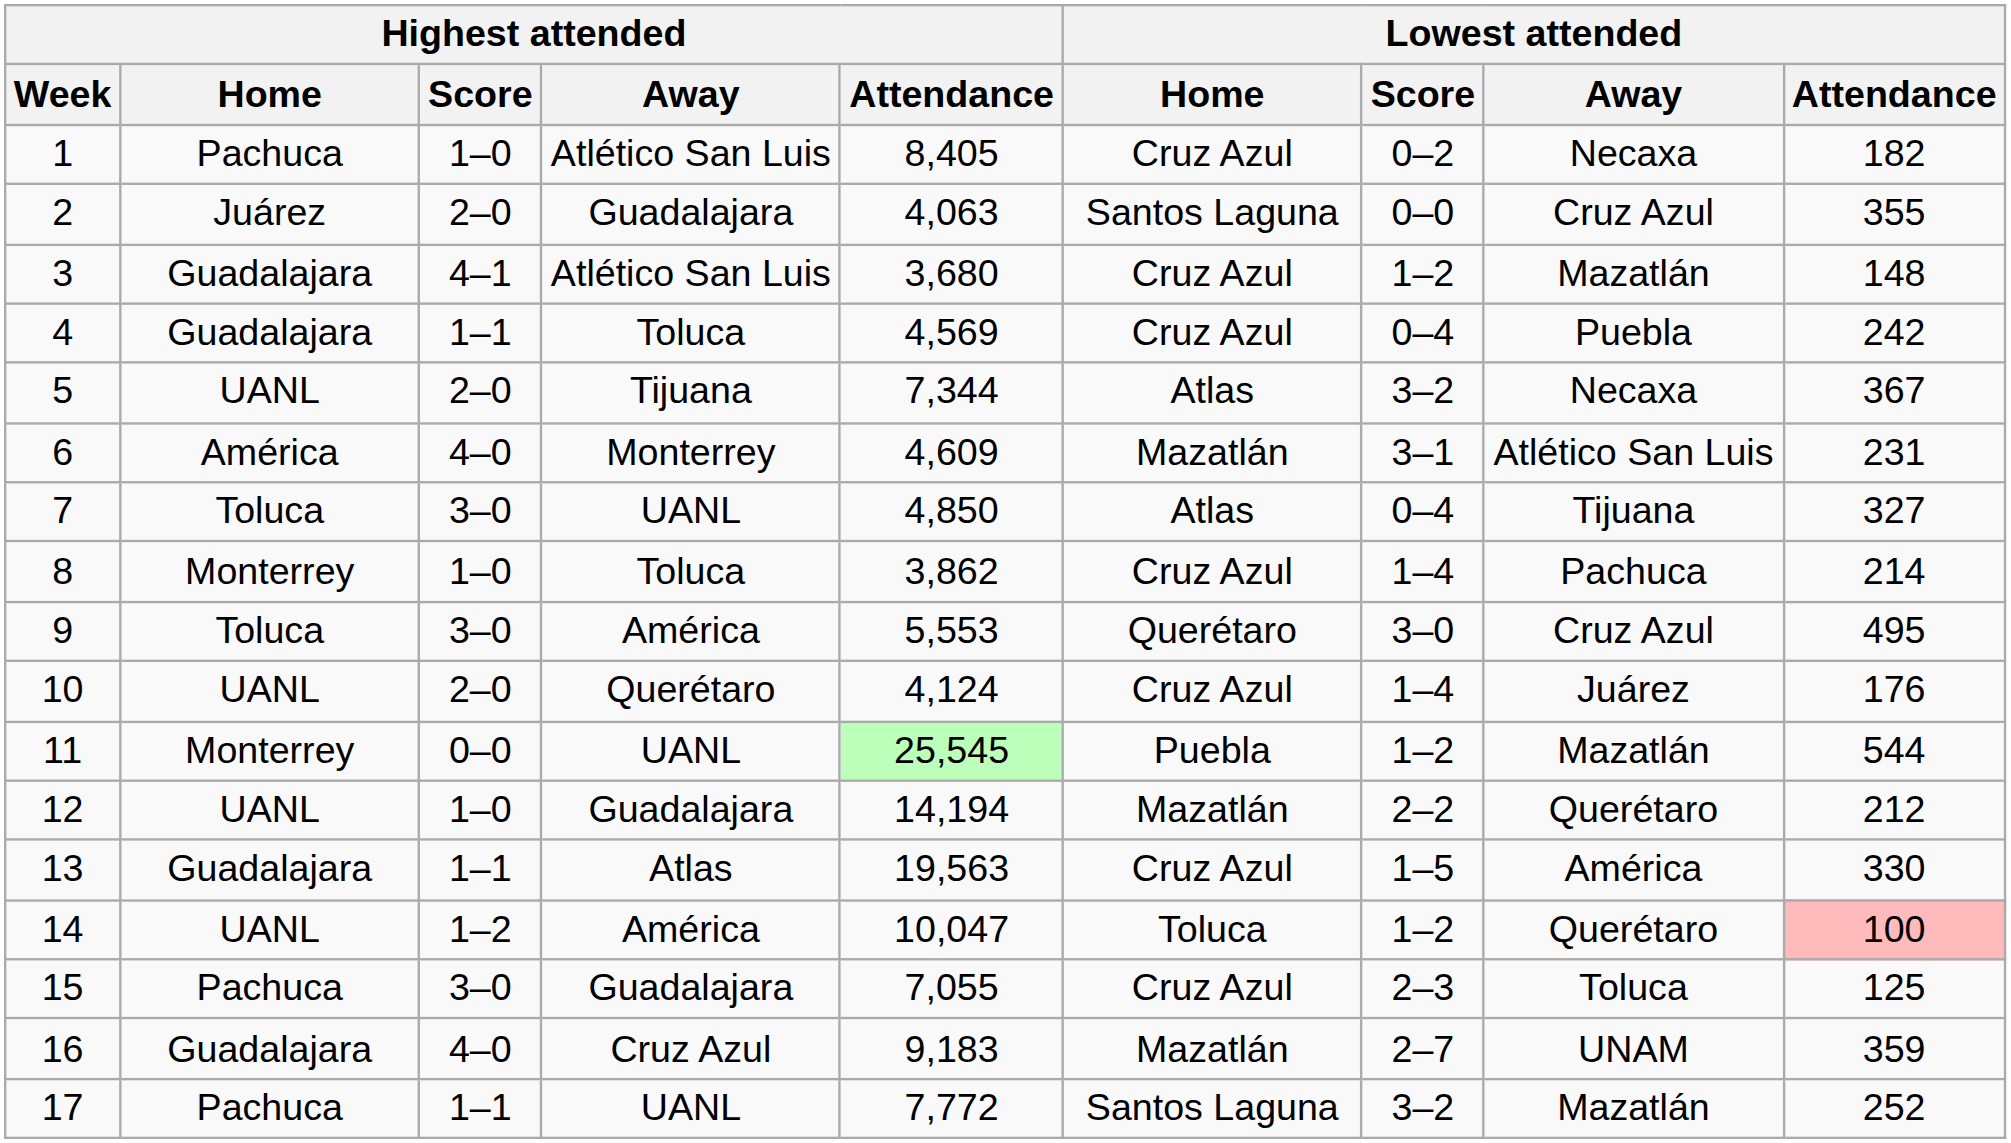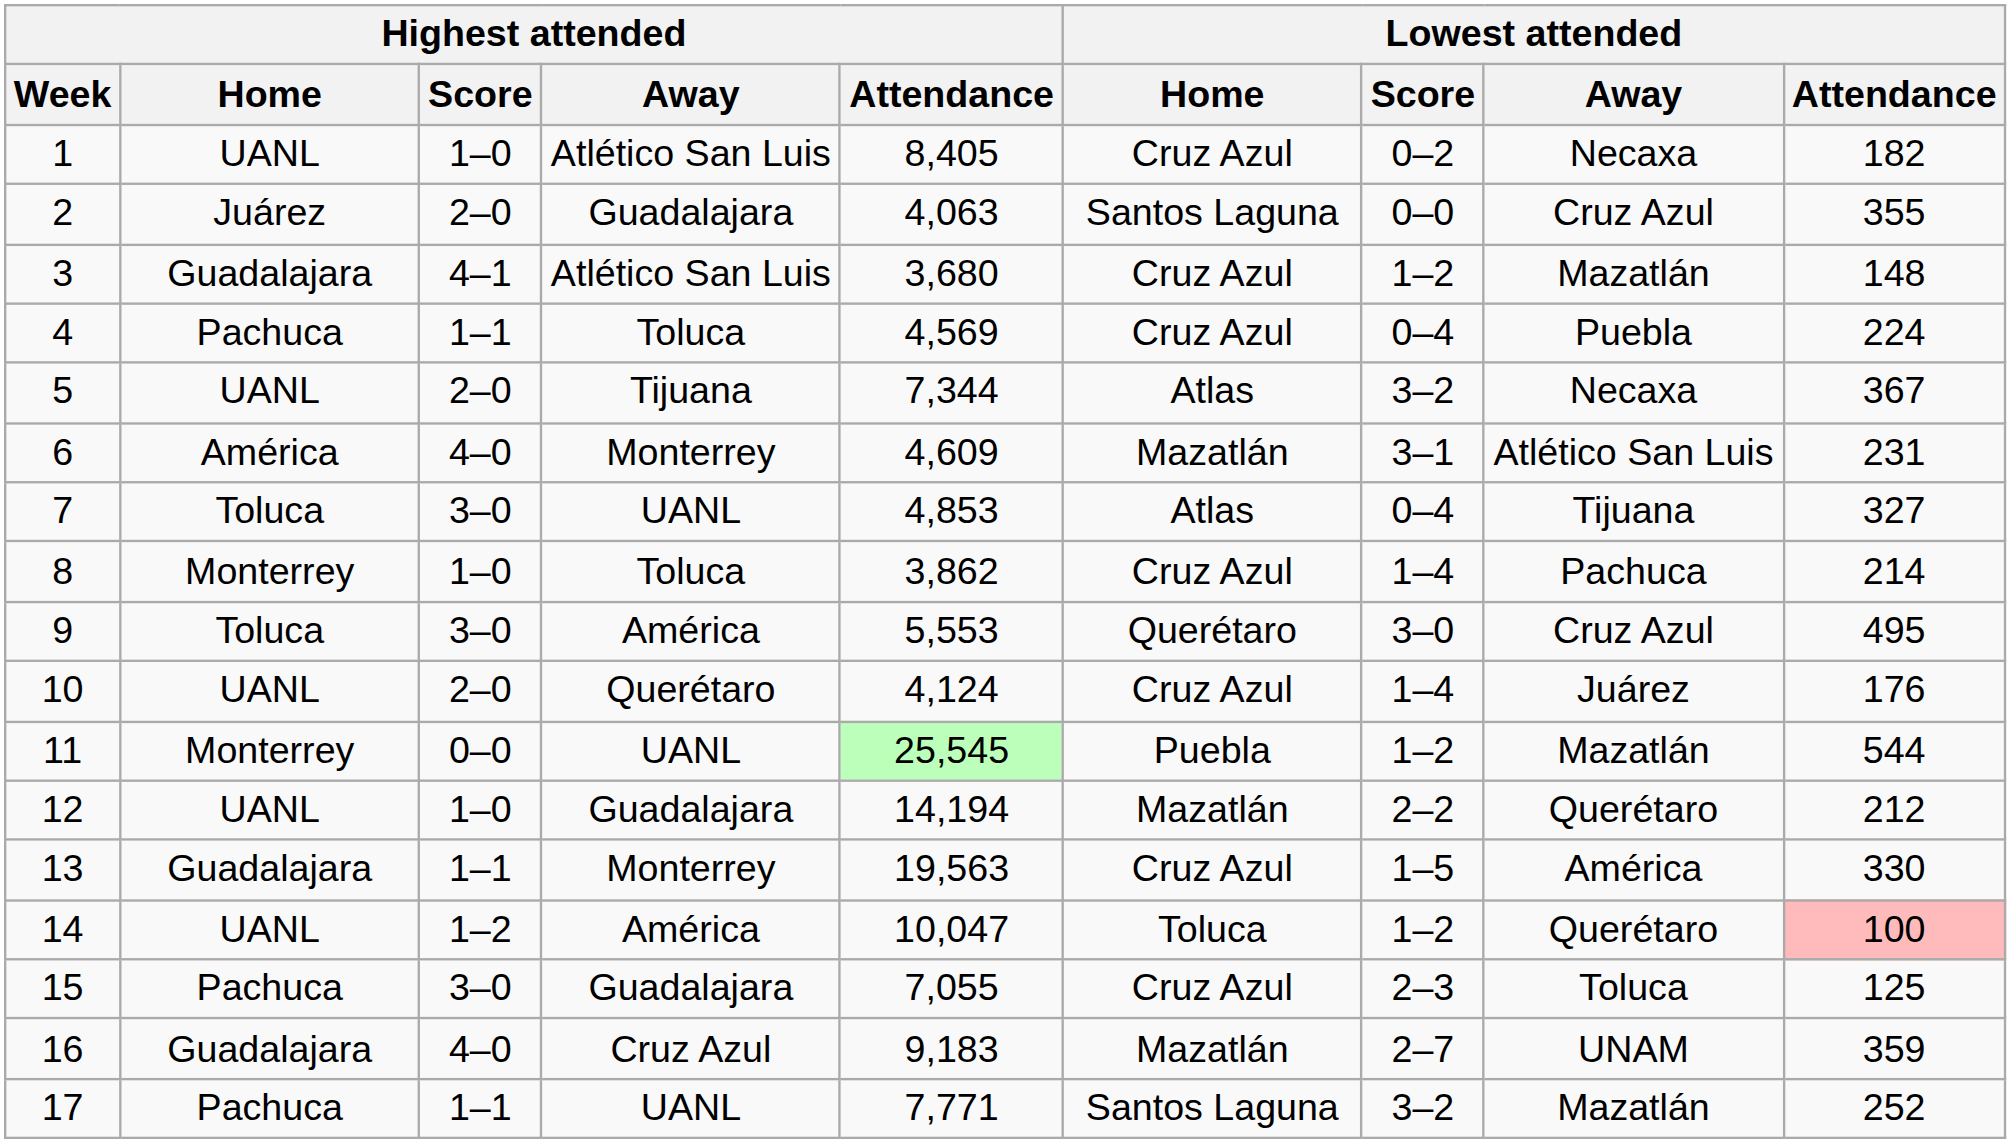(270, 153) Pachuca -> (270, 153) UANL
(270, 332) Guadalajara -> (270, 332) Pachuca
(1894, 332) 242 -> (1894, 332) 224
(952, 511) 4,850 -> (952, 511) 4,853
(691, 869) Atlas -> (691, 869) Monterrey
(952, 1107) 7,772 -> (952, 1107) 7,771
